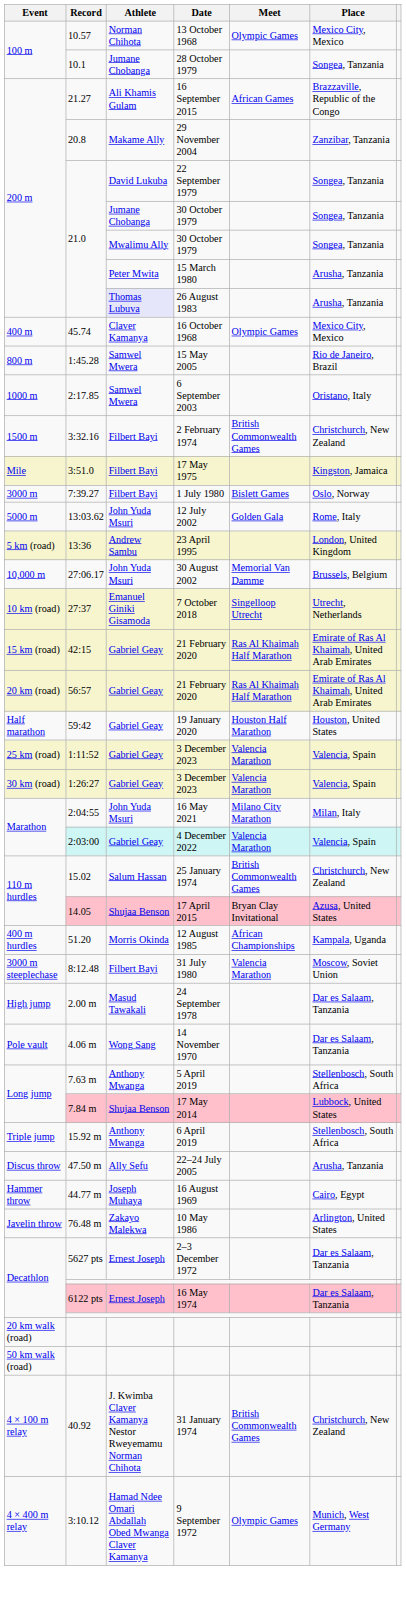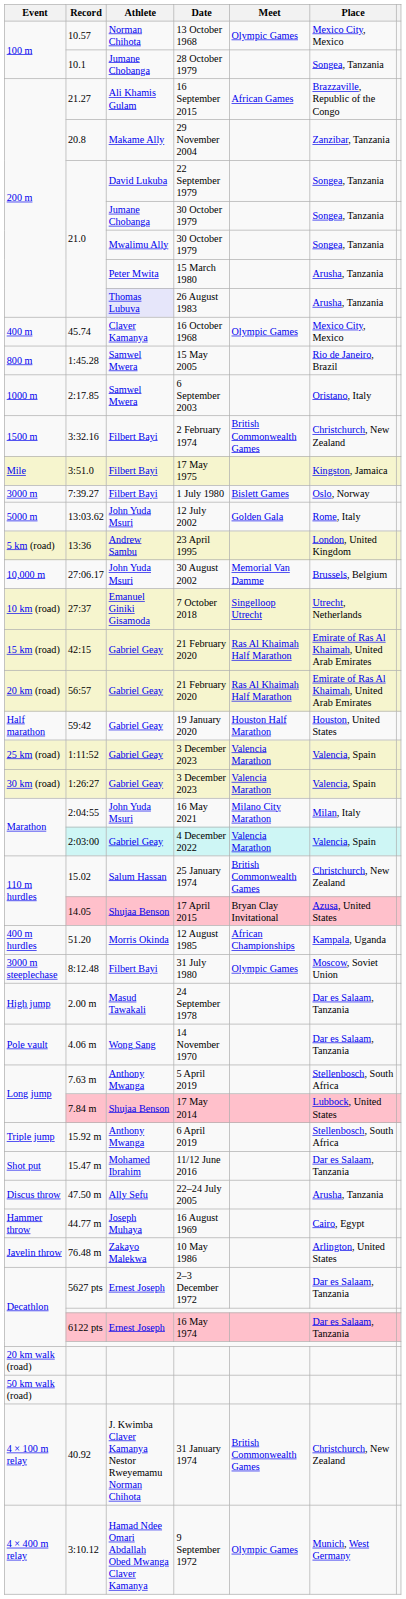(251, 969) Valencia Marathon -> (265, 969) Olympic Games
+ row: (24, 1166)
